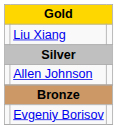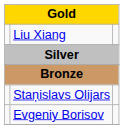- row: (53, 74)
+ row: (62, 94)
